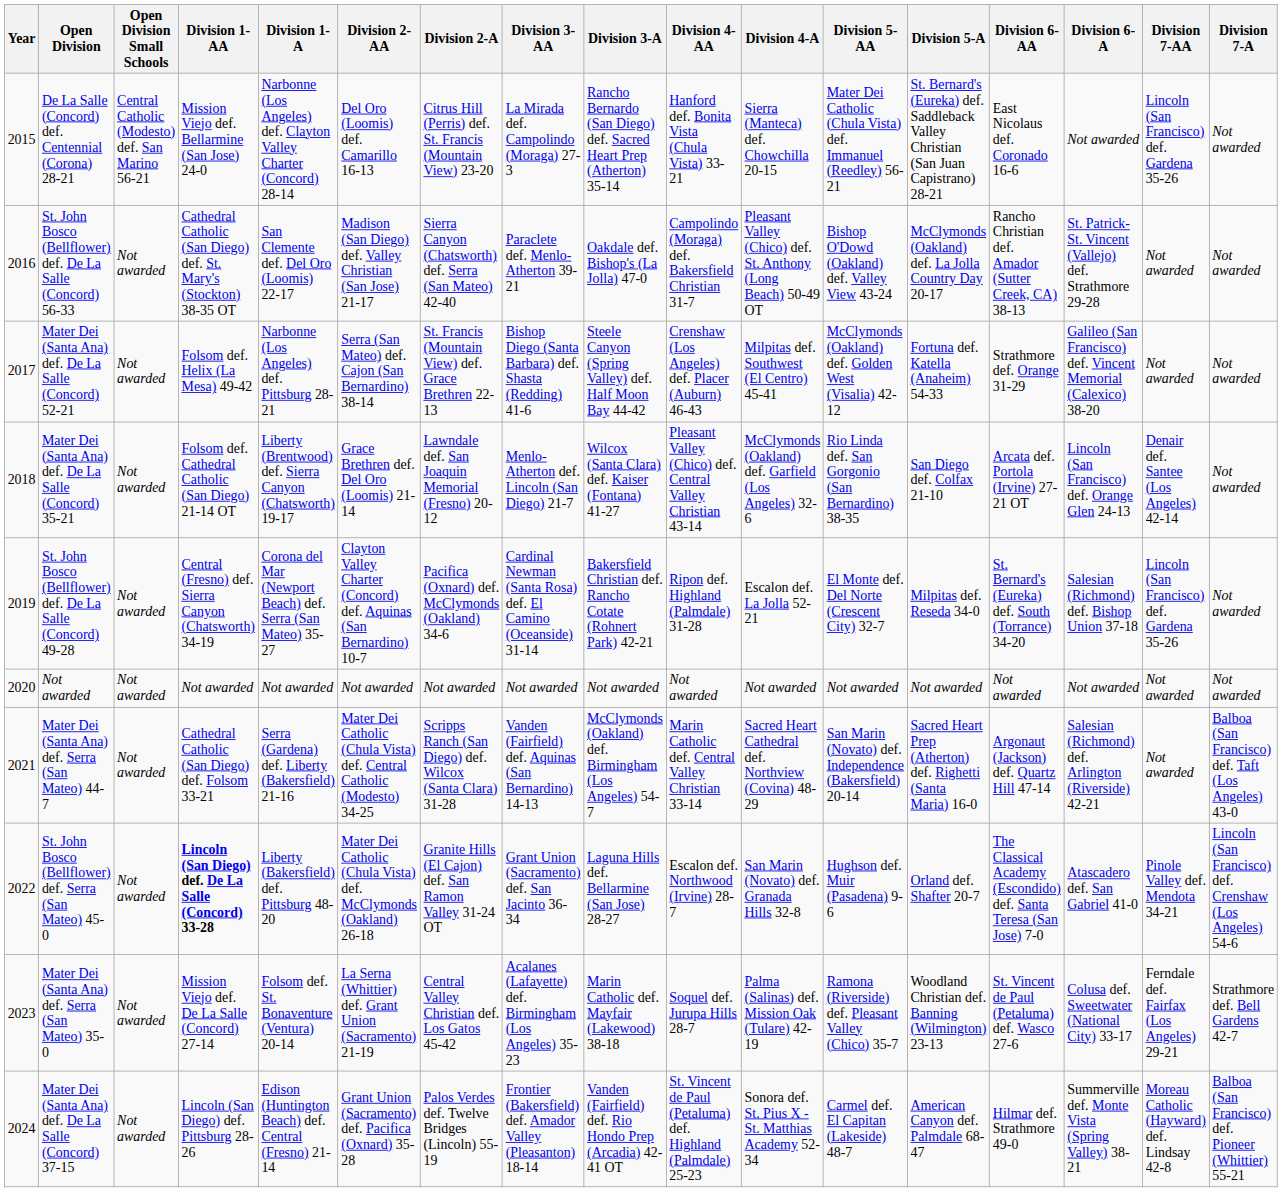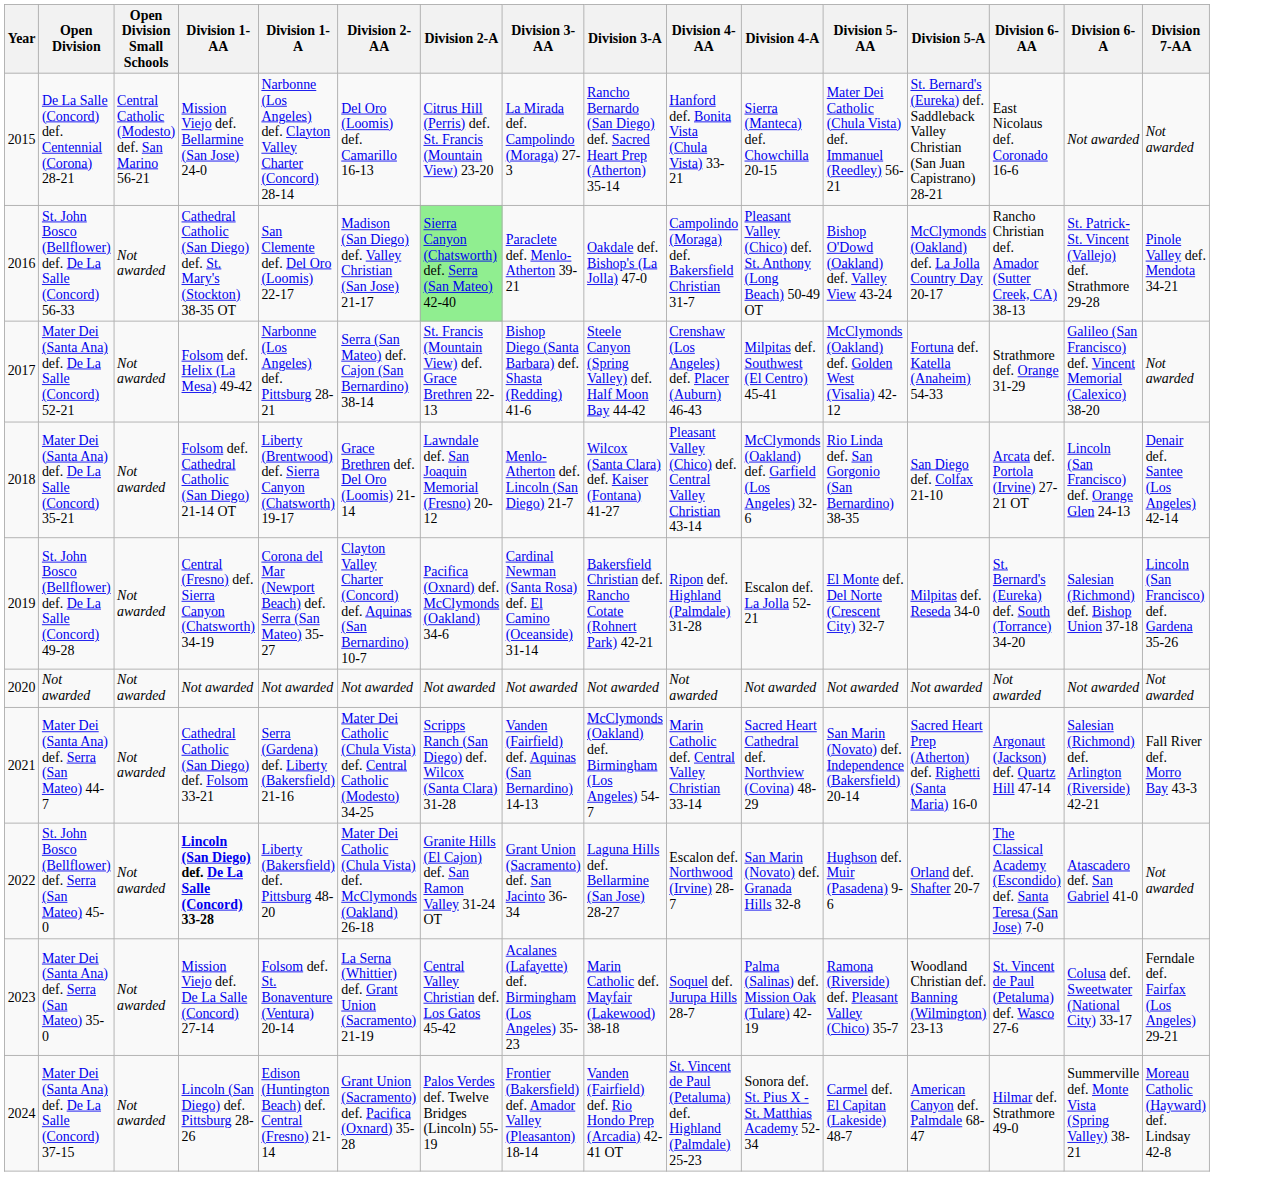- column: (1243, 39)
(1175, 139) Lincoln (San Francisco) def. Gardena 35-26 -> (1170, 139) Not awarded
(460, 263) no background -> (460, 263) lightgreen background
(1170, 263) Not awarded -> (1176, 263) Pinole Valley def. Mendota 34-21
(1170, 765) Not awarded -> (1174, 765) Fall River def. Morro Bay 43-3
(1176, 889) Pinole Valley def. Mendota 34-21 -> (1170, 881) Not awarded
